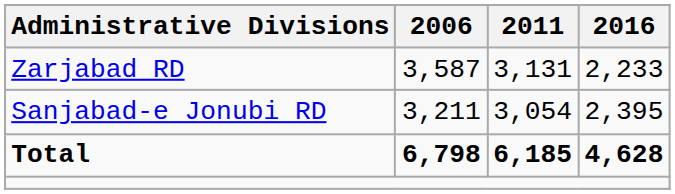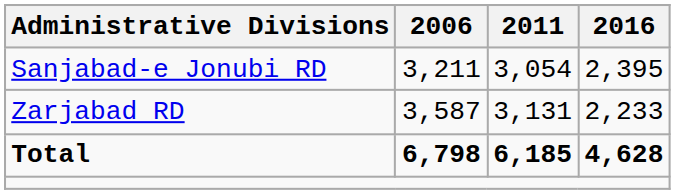rows swapped: (169, 112) <-> (98, 69)
